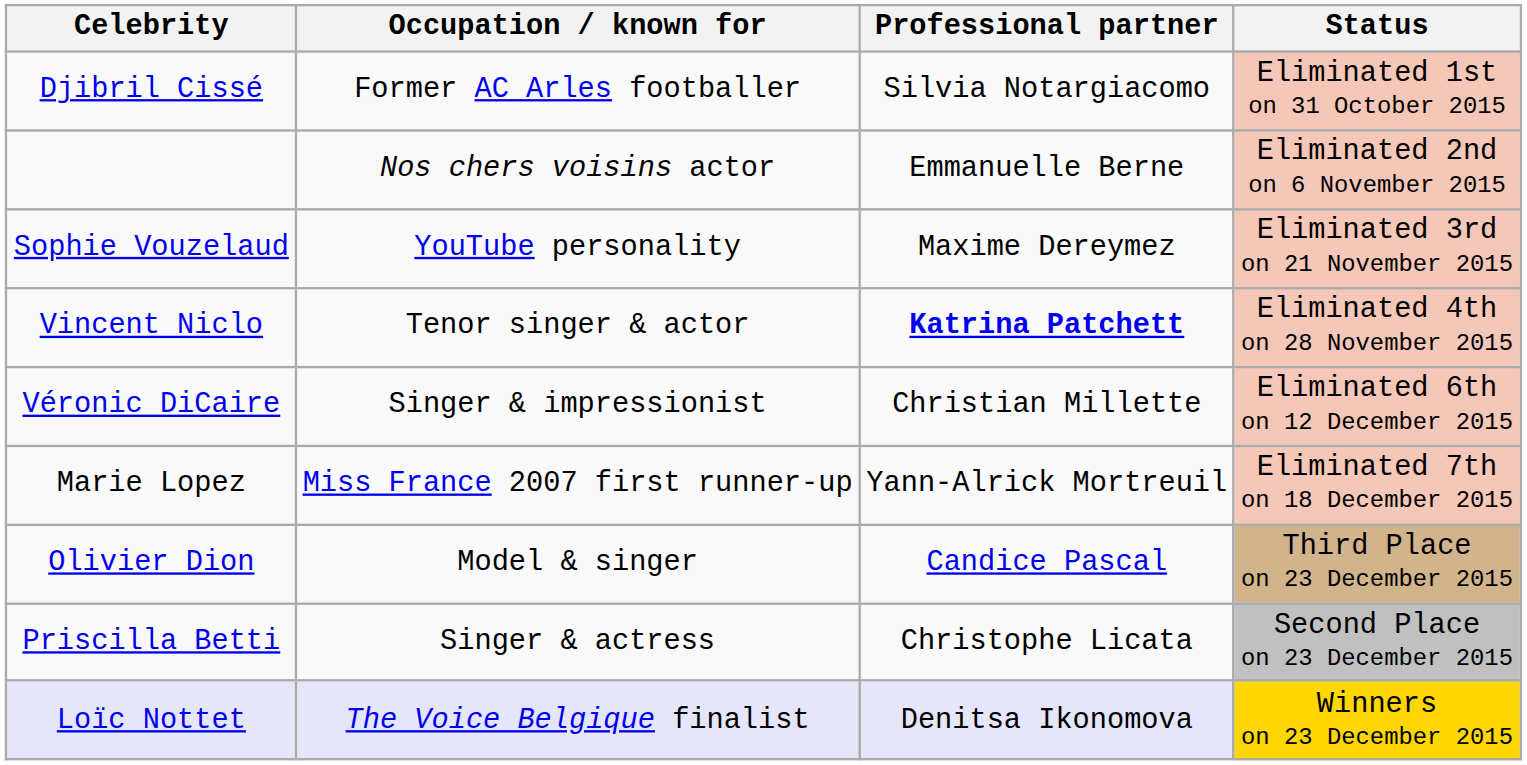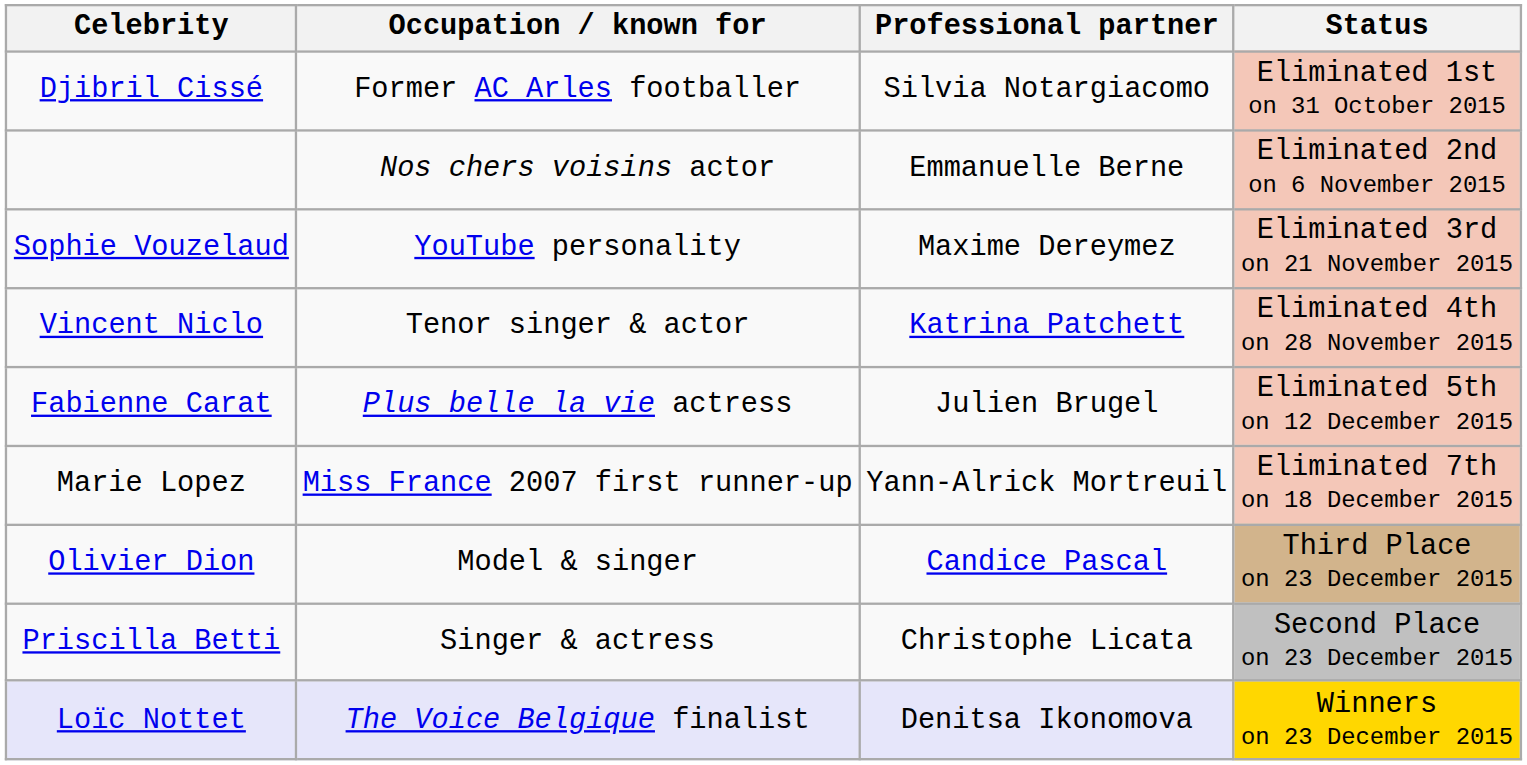(1047, 327) bold -> (1047, 327) normal
+ row: (151, 406)
- row: (151, 406)
